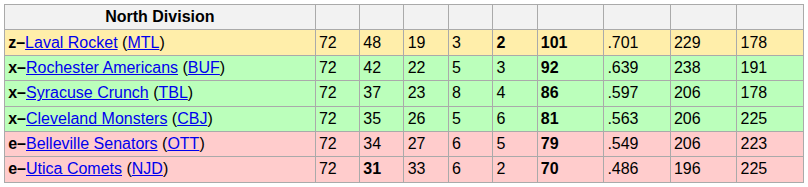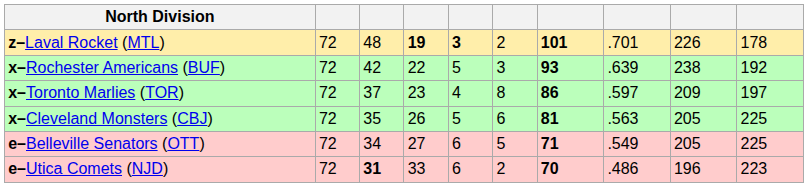(417, 42) normal -> (417, 42) bold
(456, 42) normal -> (456, 42) bold
(501, 42) bold -> (501, 42) normal
(687, 42) 229 -> (687, 42) 226
(550, 67) 92 -> (550, 67) 93
(754, 67) 191 -> (754, 67) 192
- row: (101, 93)
+ row: (96, 93)
(687, 118) 206 -> (687, 118) 205
(550, 144) 79 -> (550, 144) 71
(687, 144) 206 -> (687, 144) 205
(754, 144) 223 -> (754, 144) 225
(754, 169) 225 -> (754, 169) 223
